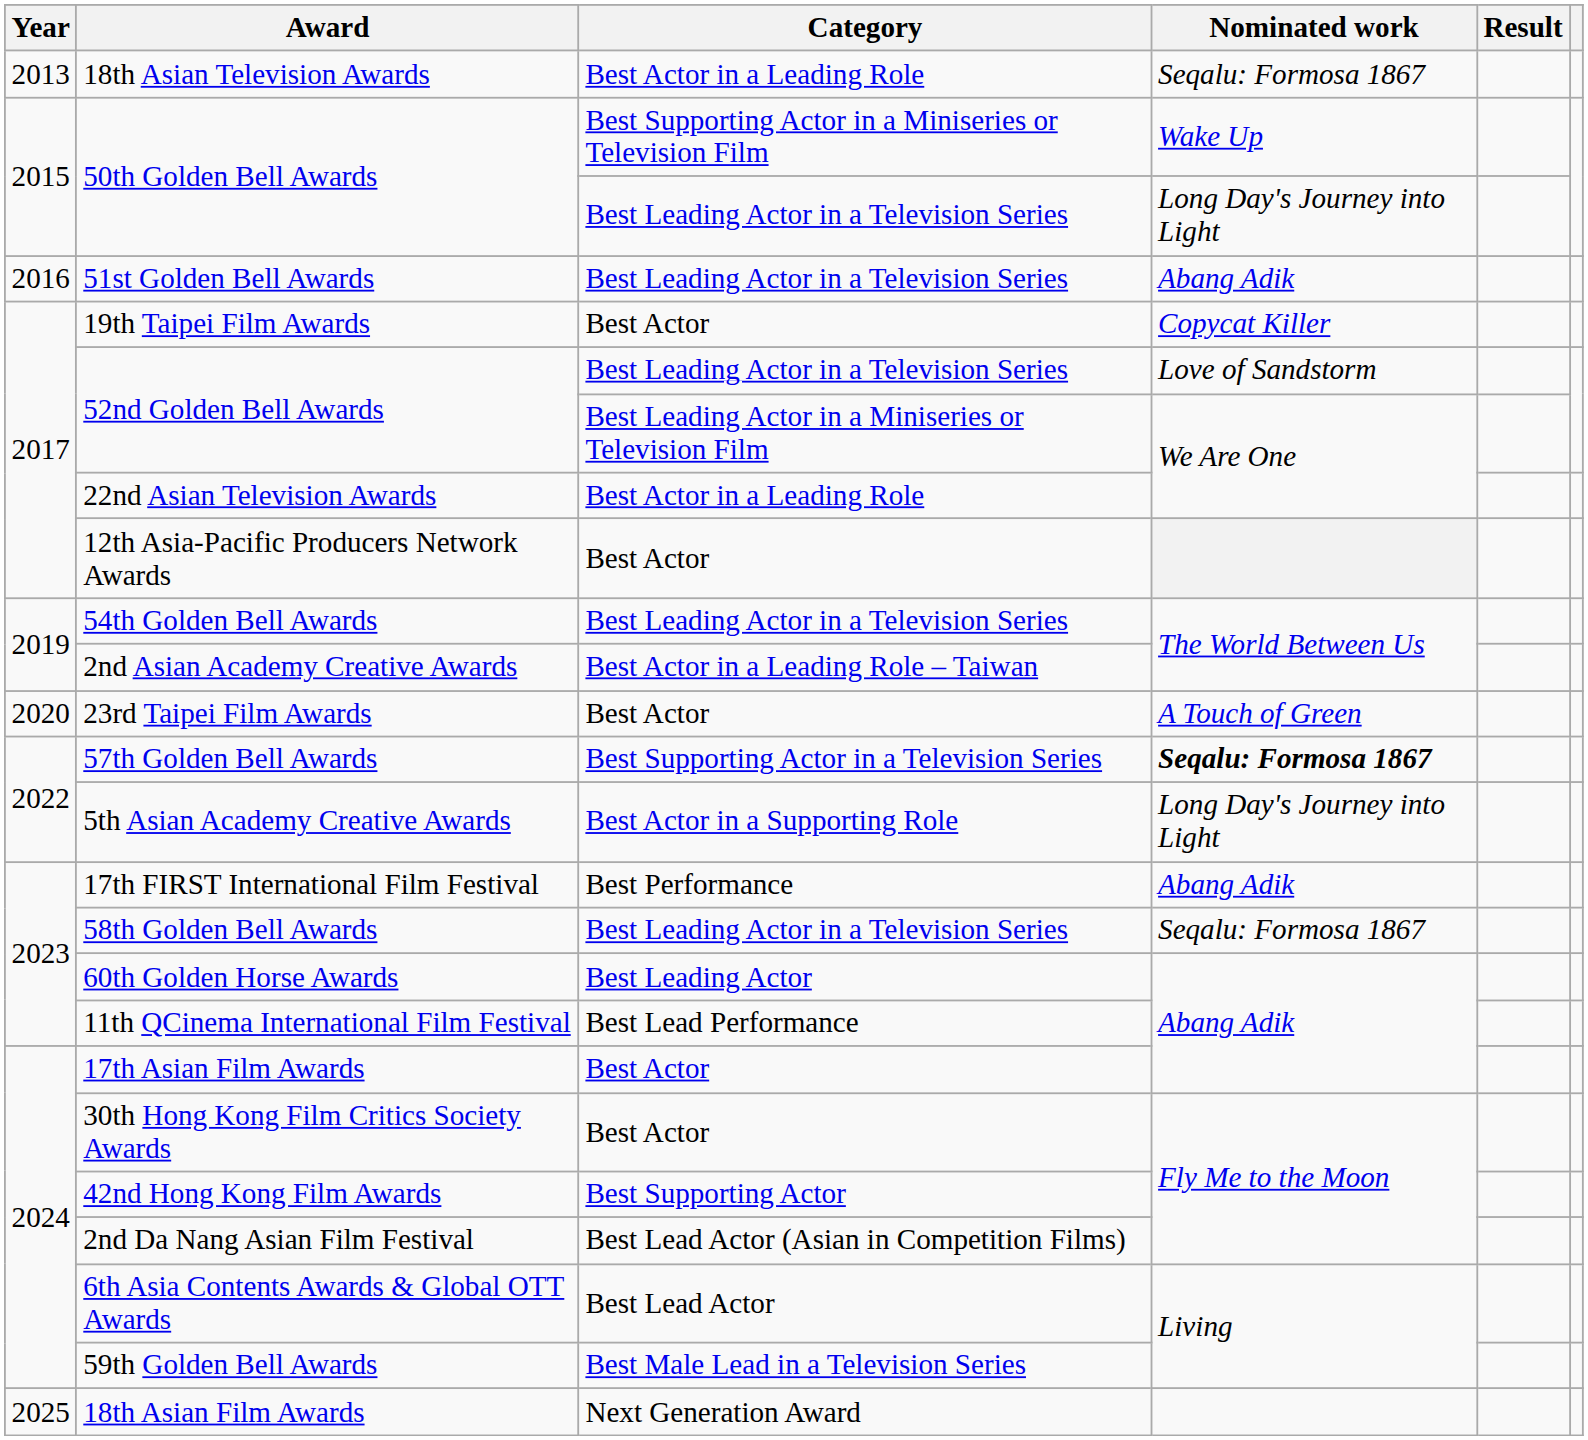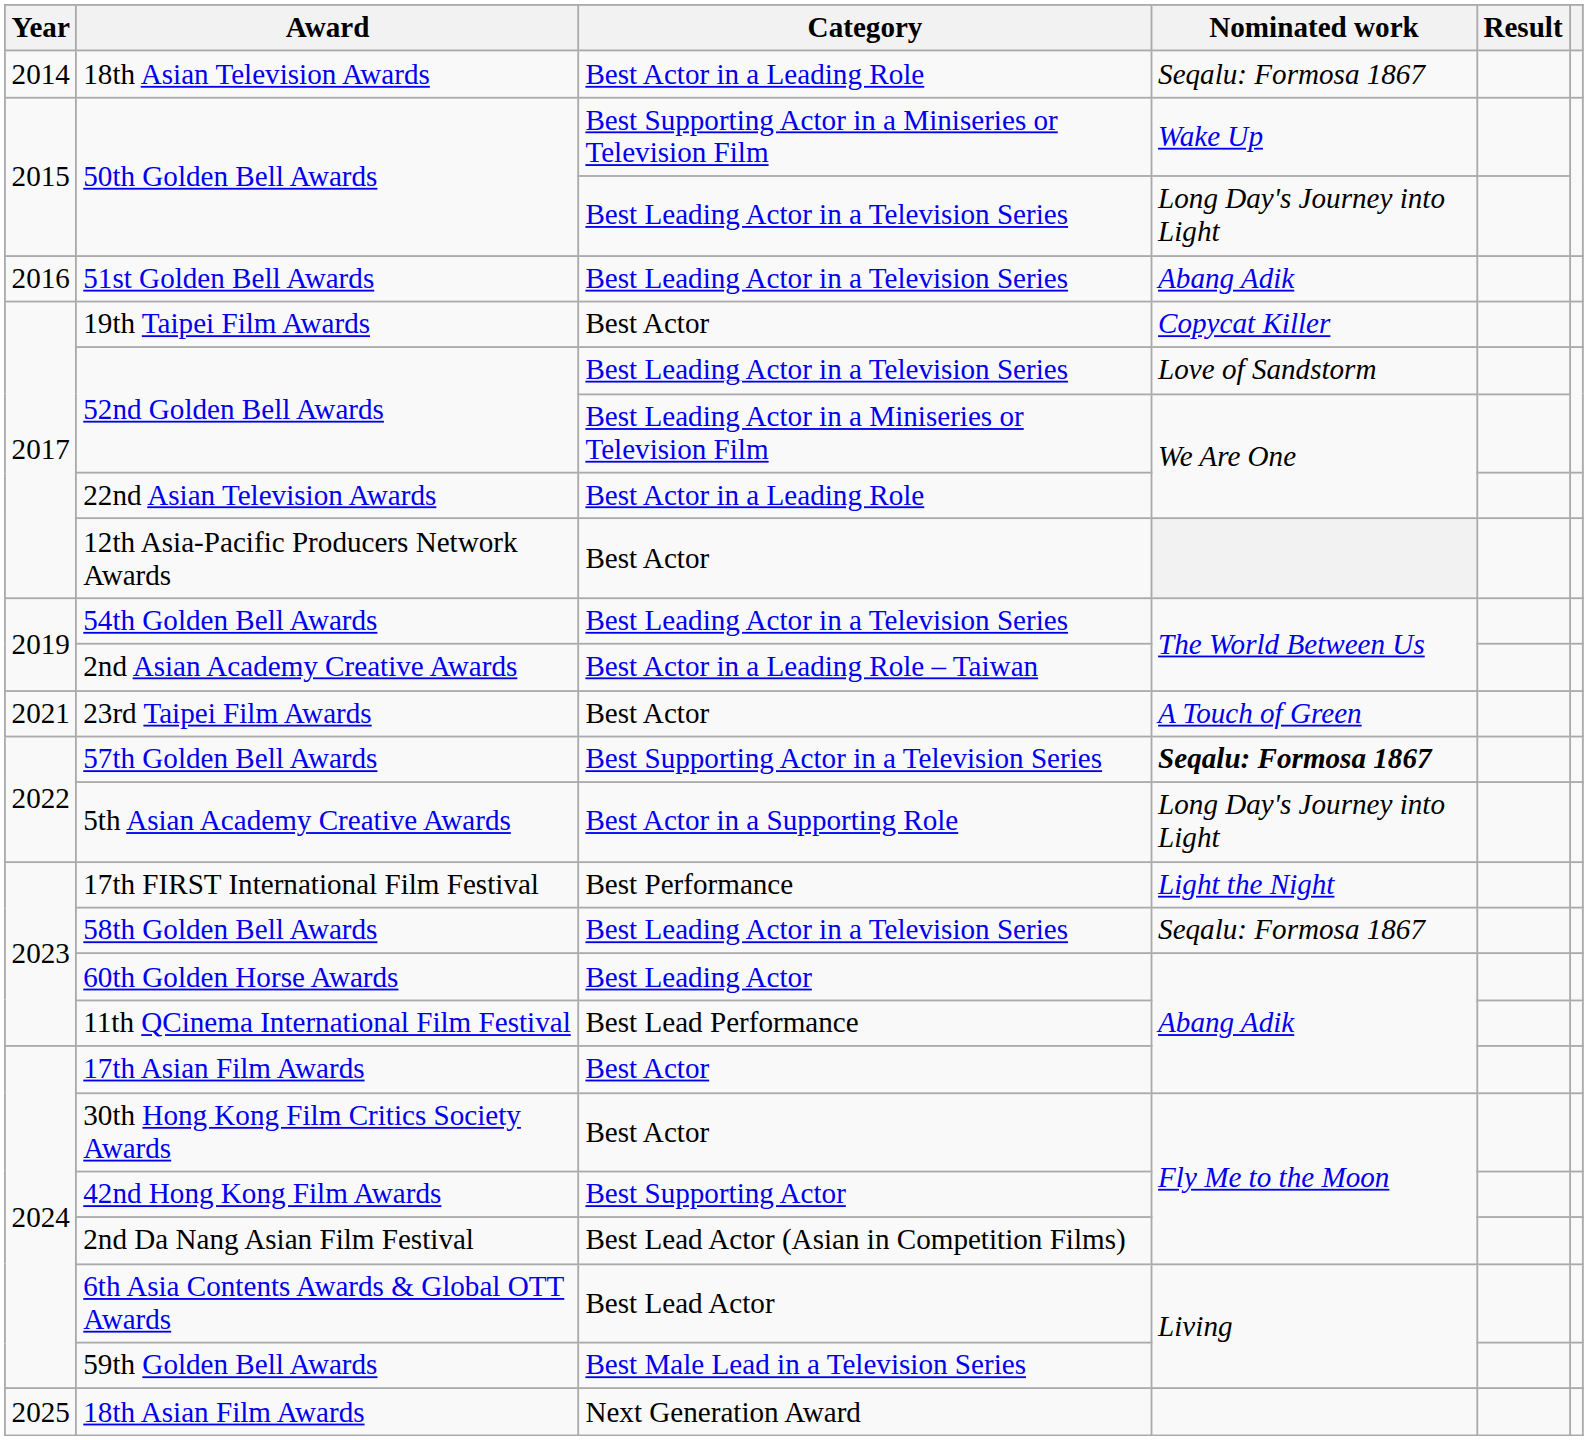(41, 73) 2013 -> (41, 73) 2014
(41, 712) 2020 -> (41, 712) 2021
(1226, 884) Abang Adik -> (1246, 884) Light the Night
